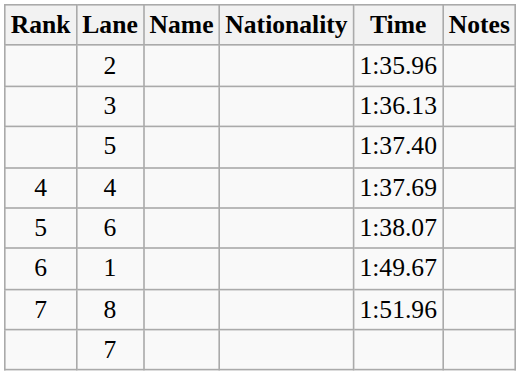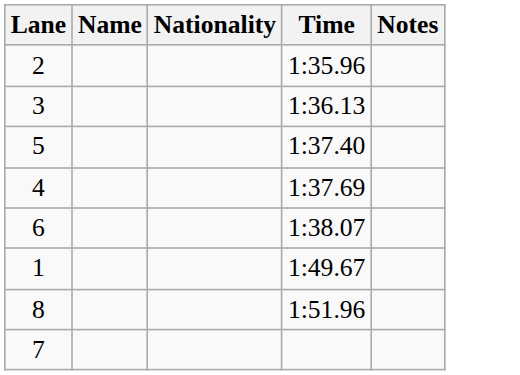- column: (41, 24)
